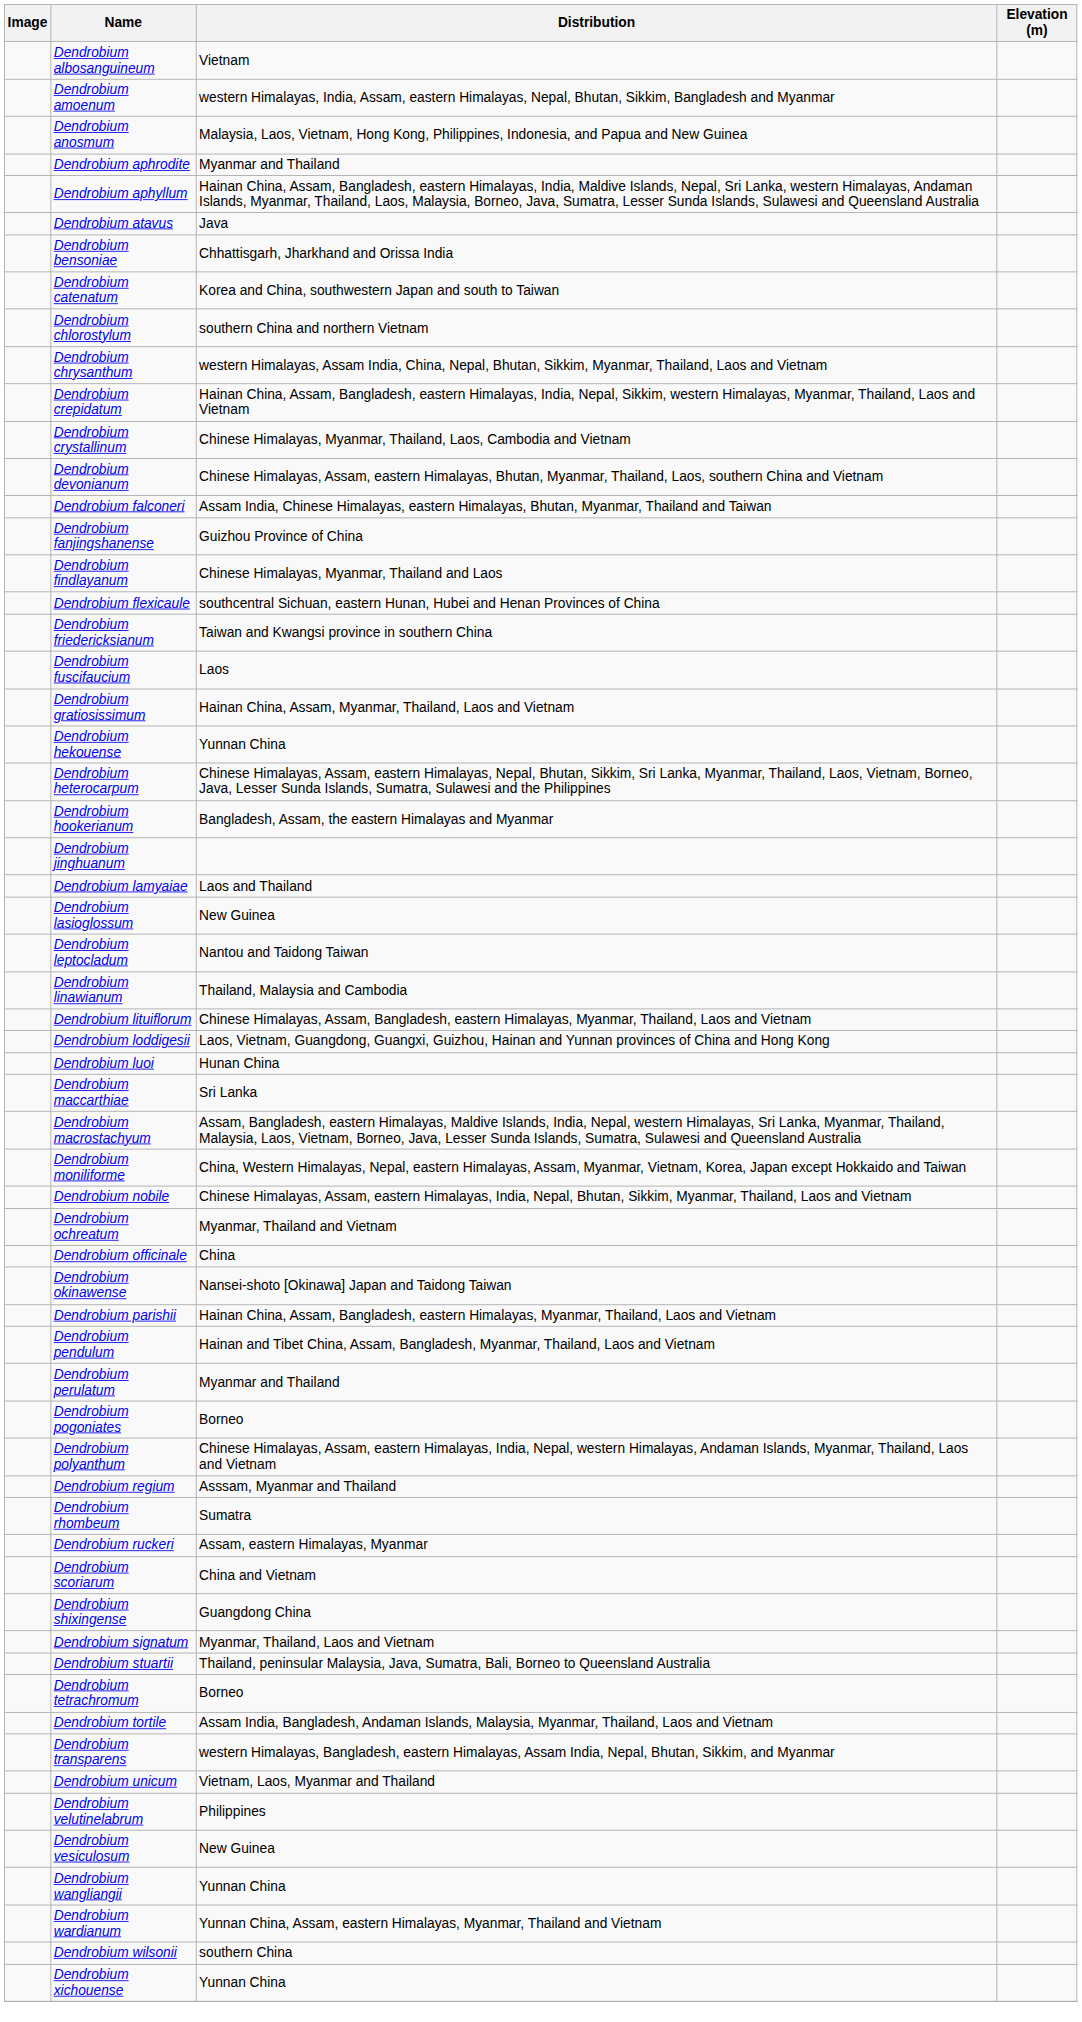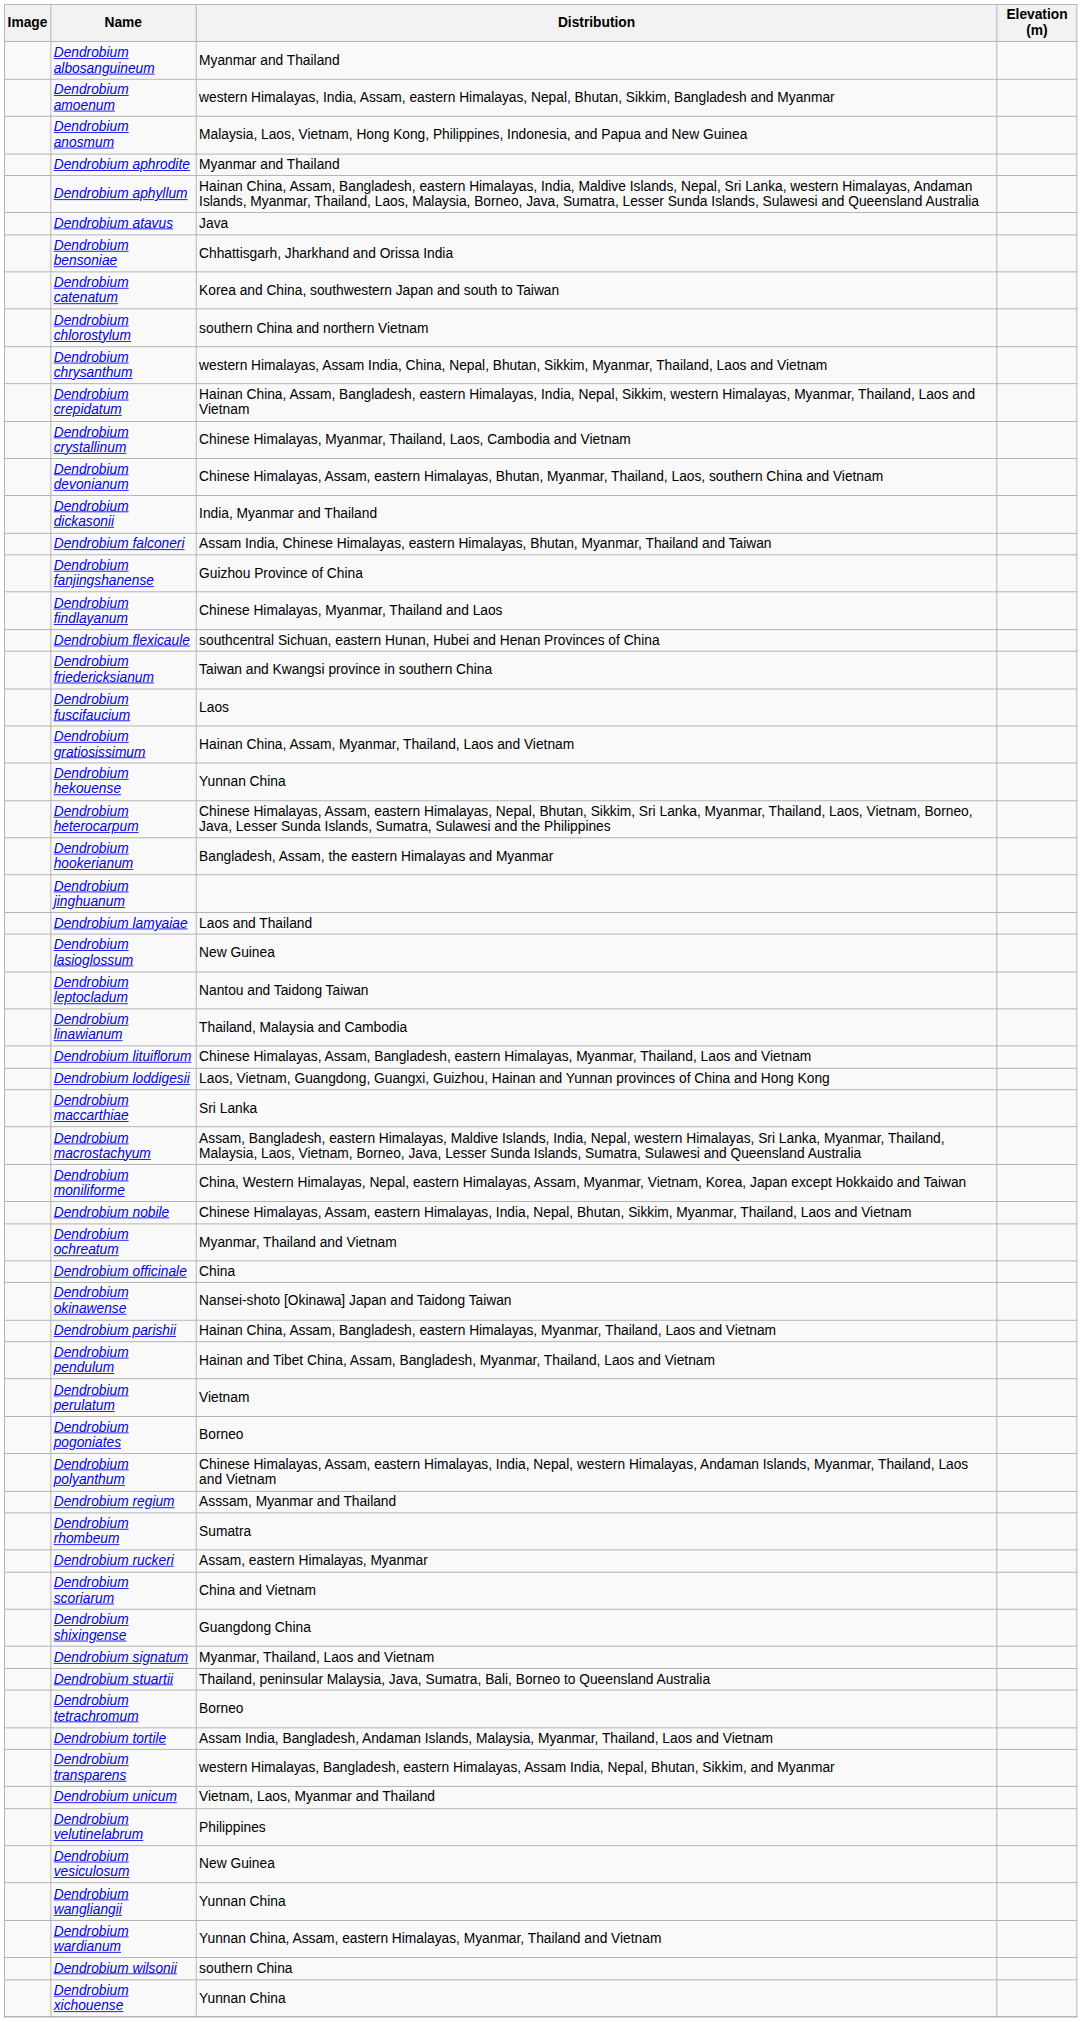(224, 60) Vietnam -> (269, 60) Myanmar and Thailand
+ row: (91, 514)
- row: (104, 1063)
(269, 1382) Myanmar and Thailand -> (224, 1397) Vietnam
